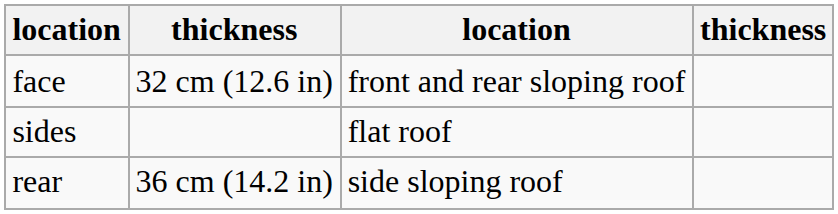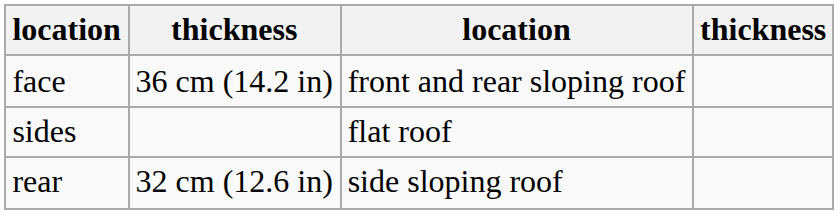(234, 80) 32 cm (12.6 in) -> (234, 80) 36 cm (14.2 in)
(234, 182) 36 cm (14.2 in) -> (234, 182) 32 cm (12.6 in)
